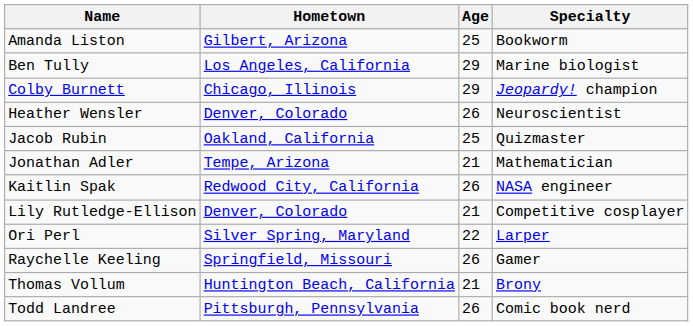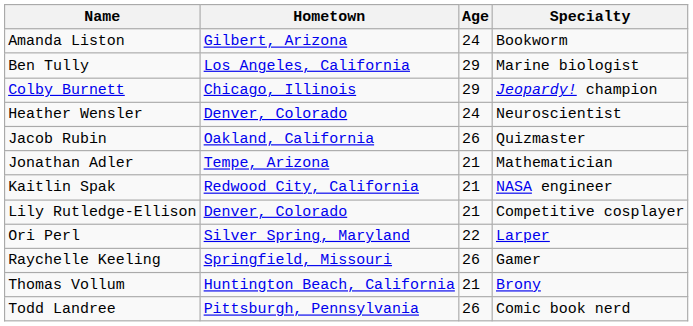(471, 41) 25 -> (471, 41) 24
(471, 114) 26 -> (471, 114) 24
(471, 139) 25 -> (471, 139) 26
(471, 187) 26 -> (471, 187) 21
